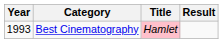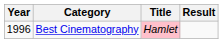(19, 30) 1993 -> (19, 30) 1996
